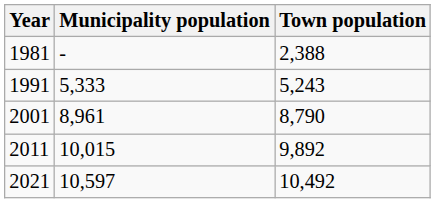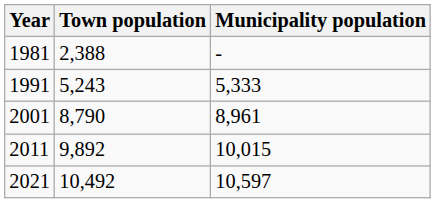columns swapped: (353, 20) <-> (165, 20)
